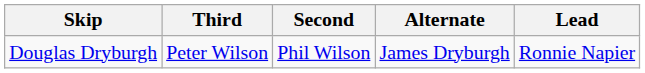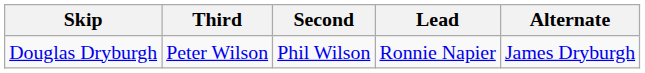columns swapped: (577, 20) <-> (445, 20)
